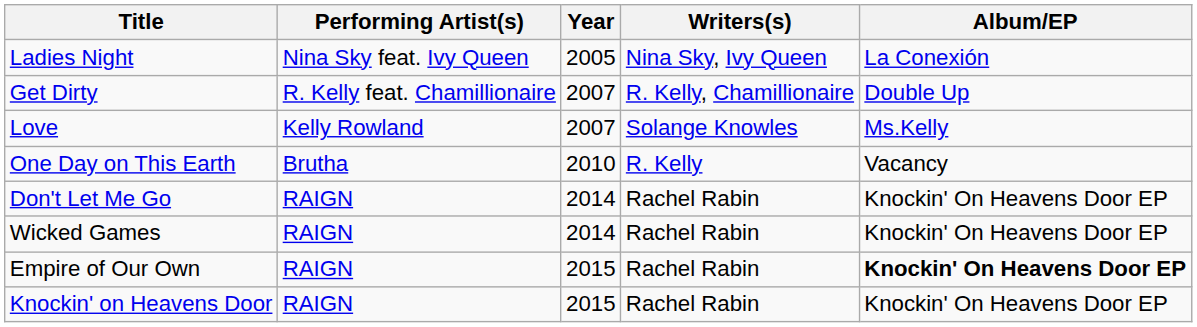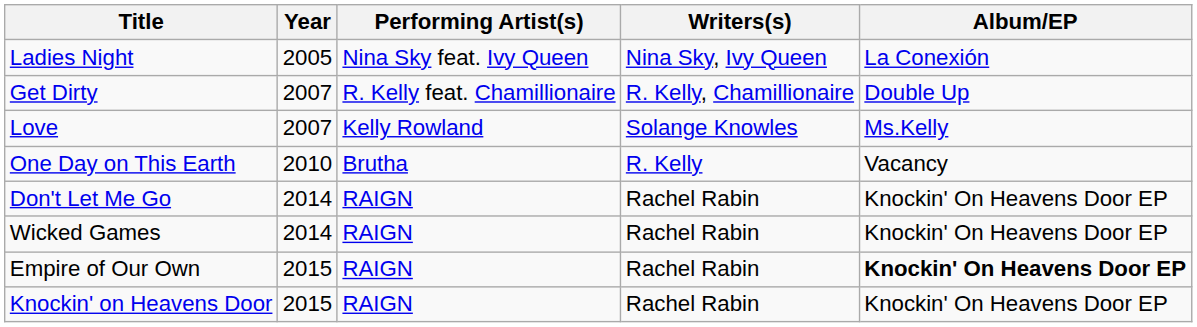columns swapped: (591, 22) <-> (419, 22)
